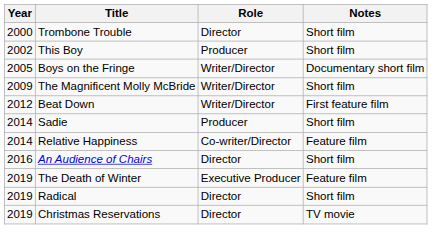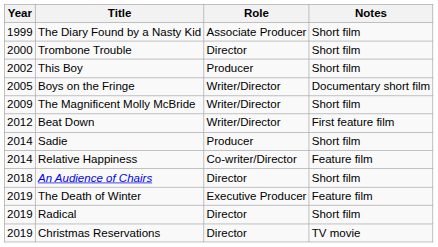+ row: (120, 31)
(20, 159) 2016 -> (20, 178) 2018
